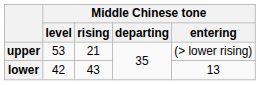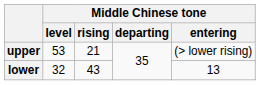(59, 70) 42 -> (59, 70) 32
